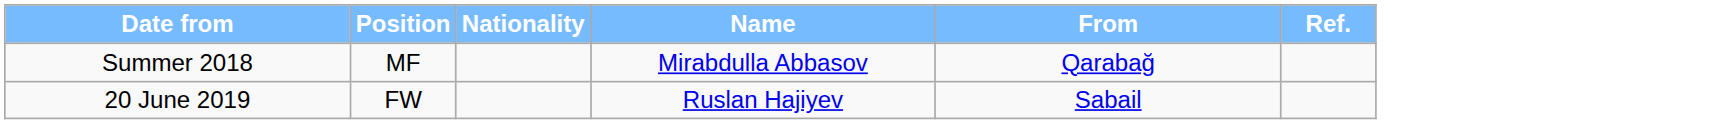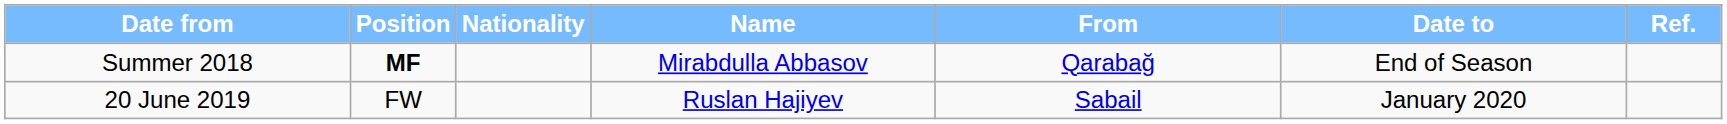+ column: (1453, 24)
(403, 62) normal -> (403, 62) bold
